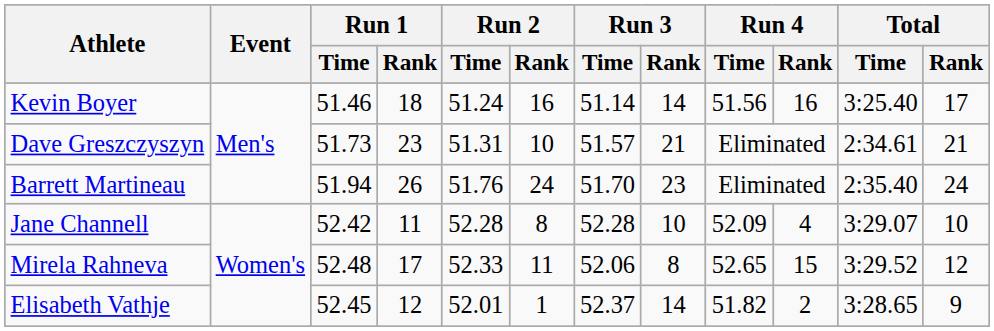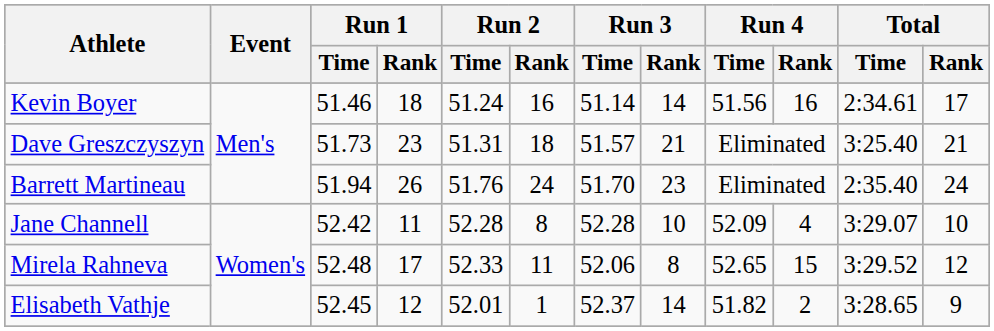(881, 103) 3:25.40 -> (881, 103) 2:34.61
(542, 144) 10 -> (542, 144) 18
(881, 144) 2:34.61 -> (881, 144) 3:25.40
